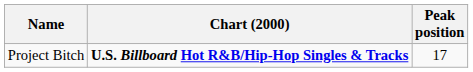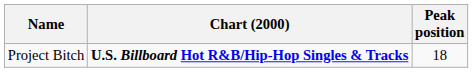(440, 55) 17 -> (440, 55) 18
